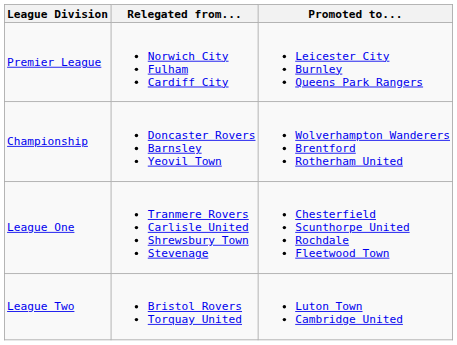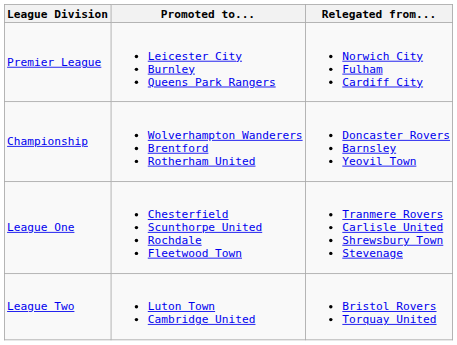columns swapped: (355, 14) <-> (184, 14)
